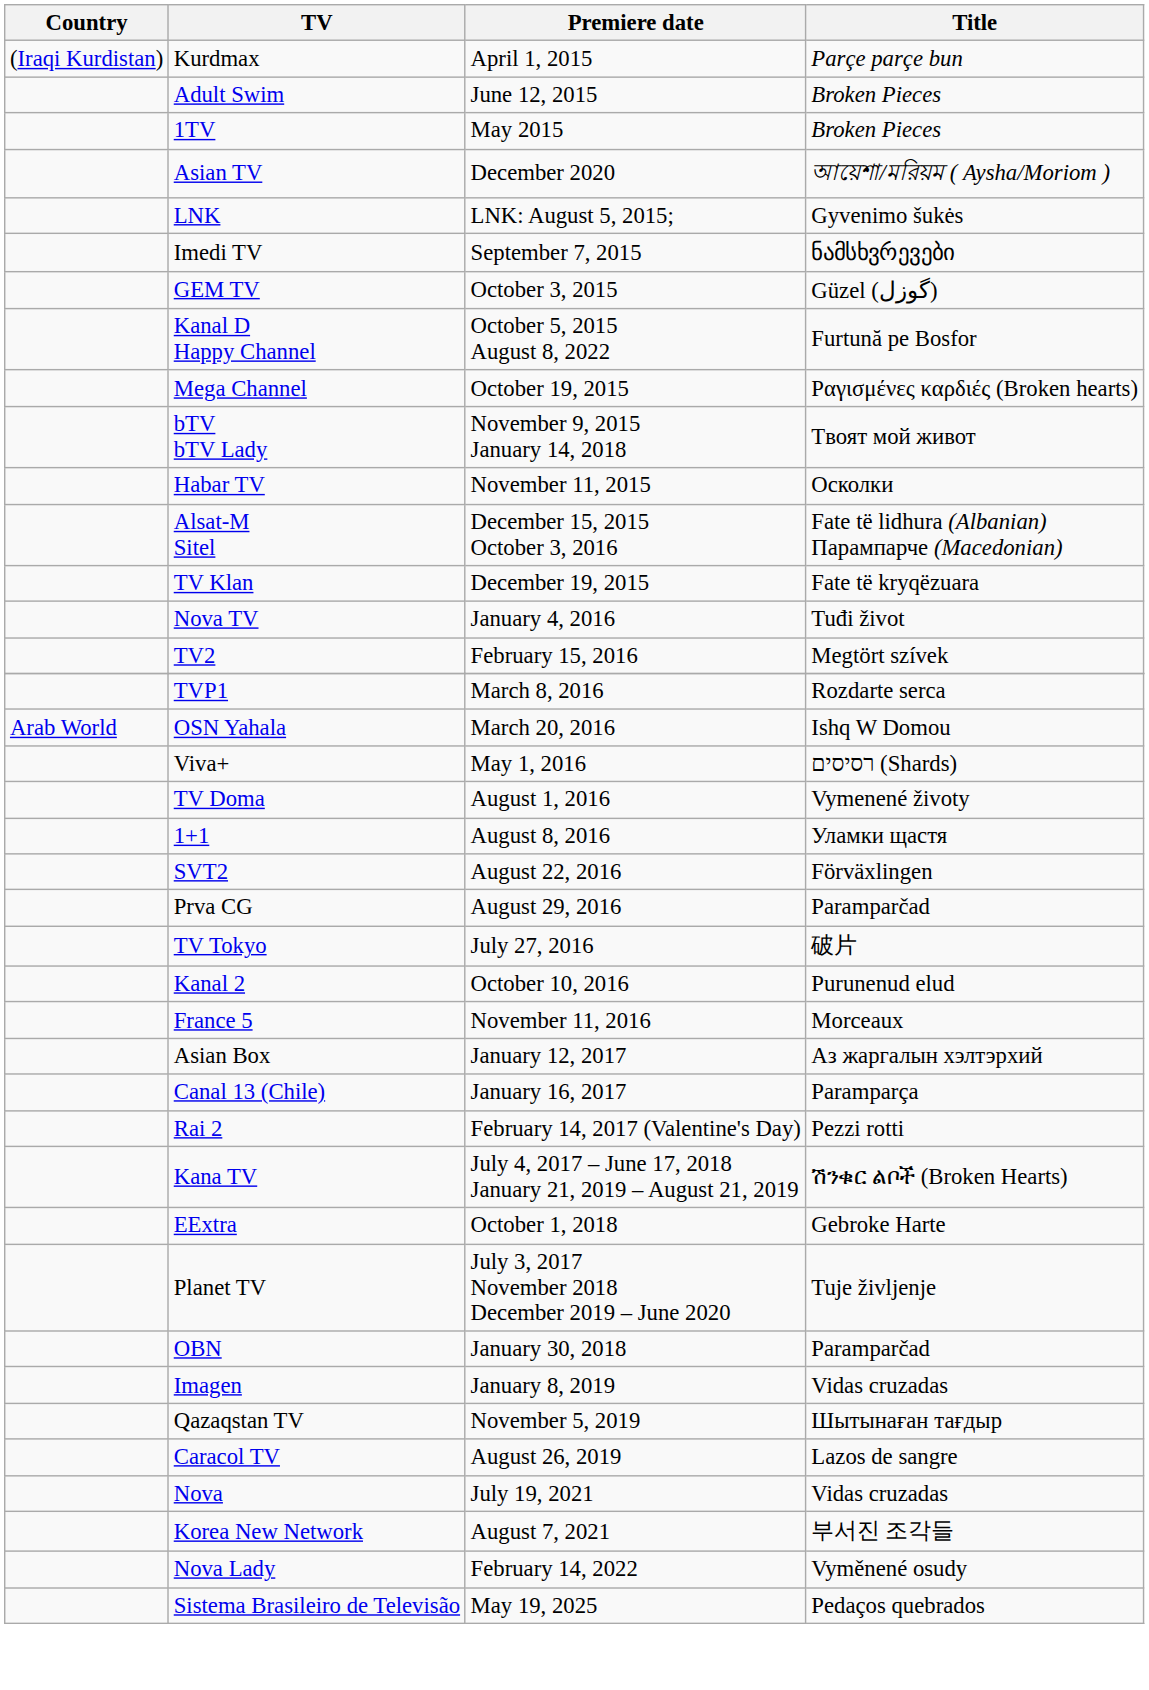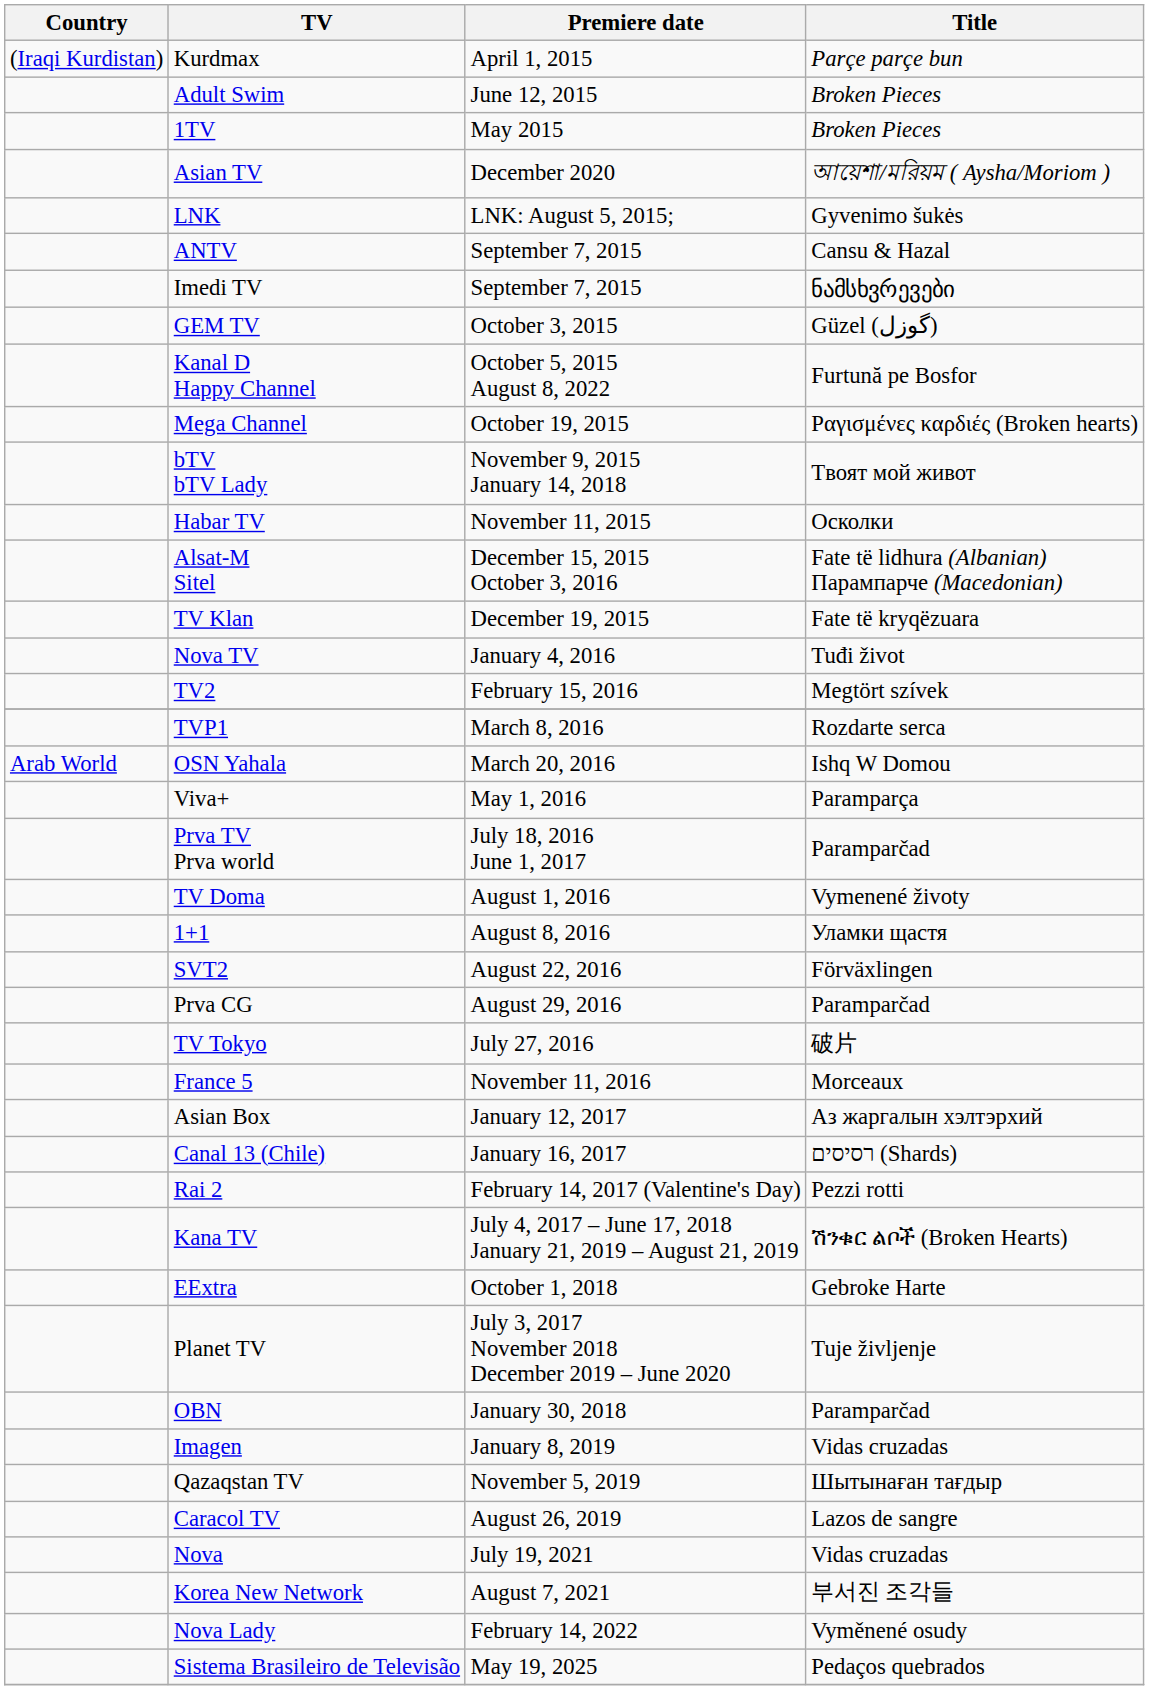+ row: (205, 251)
(884, 763) רסיסים (Shards) -> (865, 799) Paramparça
+ row: (224, 848)
- row: (209, 983)
(865, 1091) Paramparça -> (884, 1153) רסיסים (Shards)
